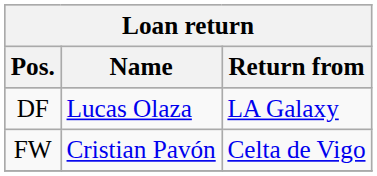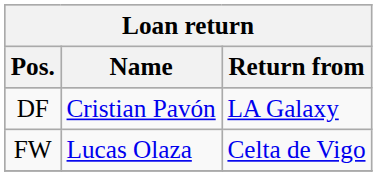(129, 108) Lucas Olaza -> (141, 108) Cristian Pavón
(141, 150) Cristian Pavón -> (129, 150) Lucas Olaza
